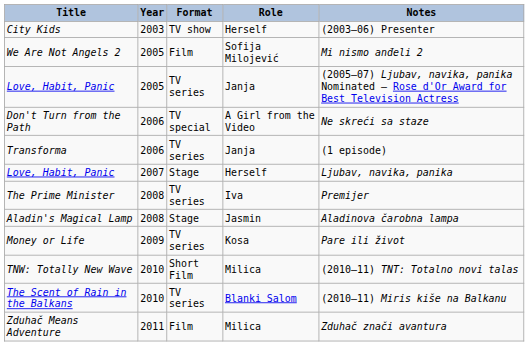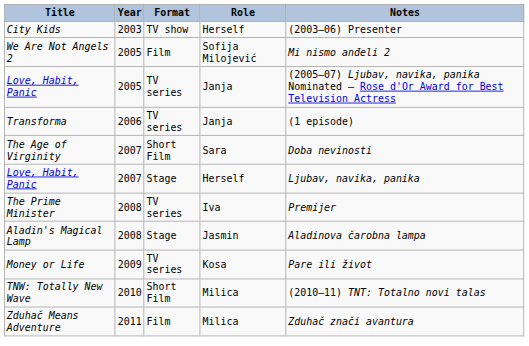- row: (64, 121)
+ row: (37, 150)
- row: (67, 297)
